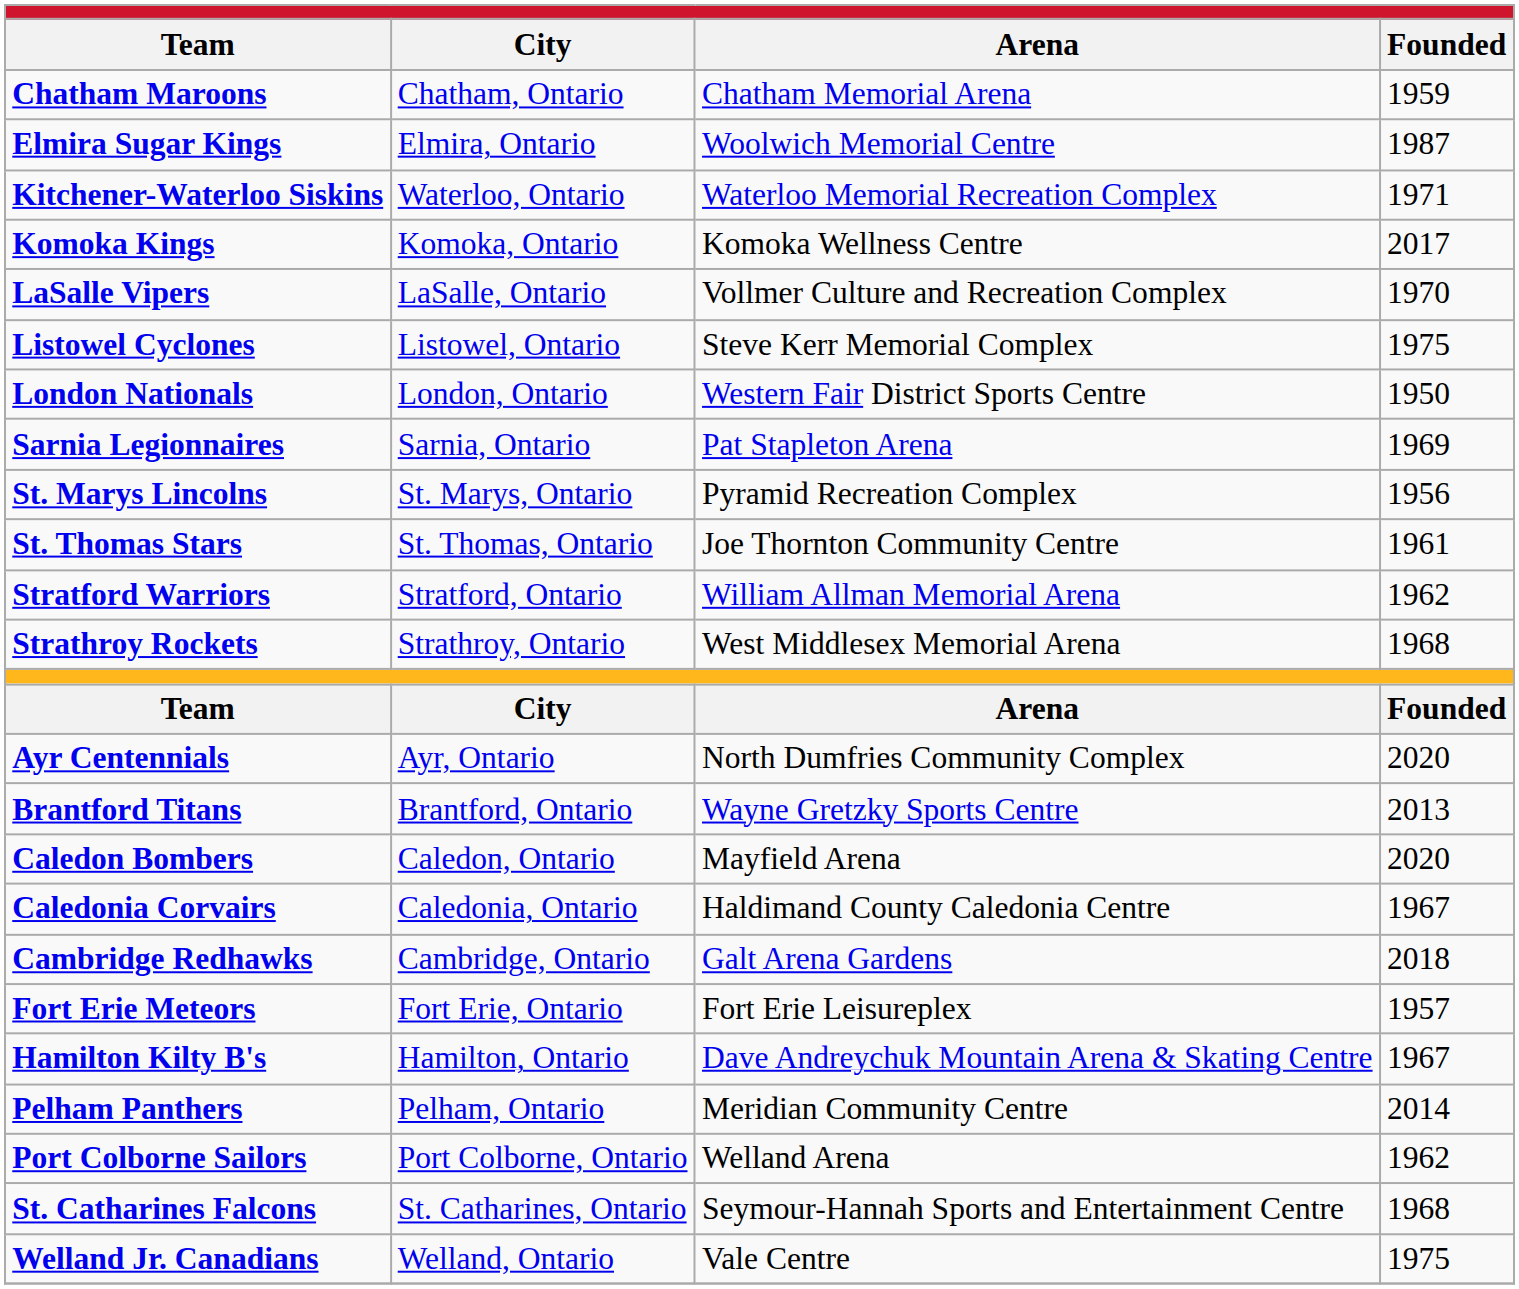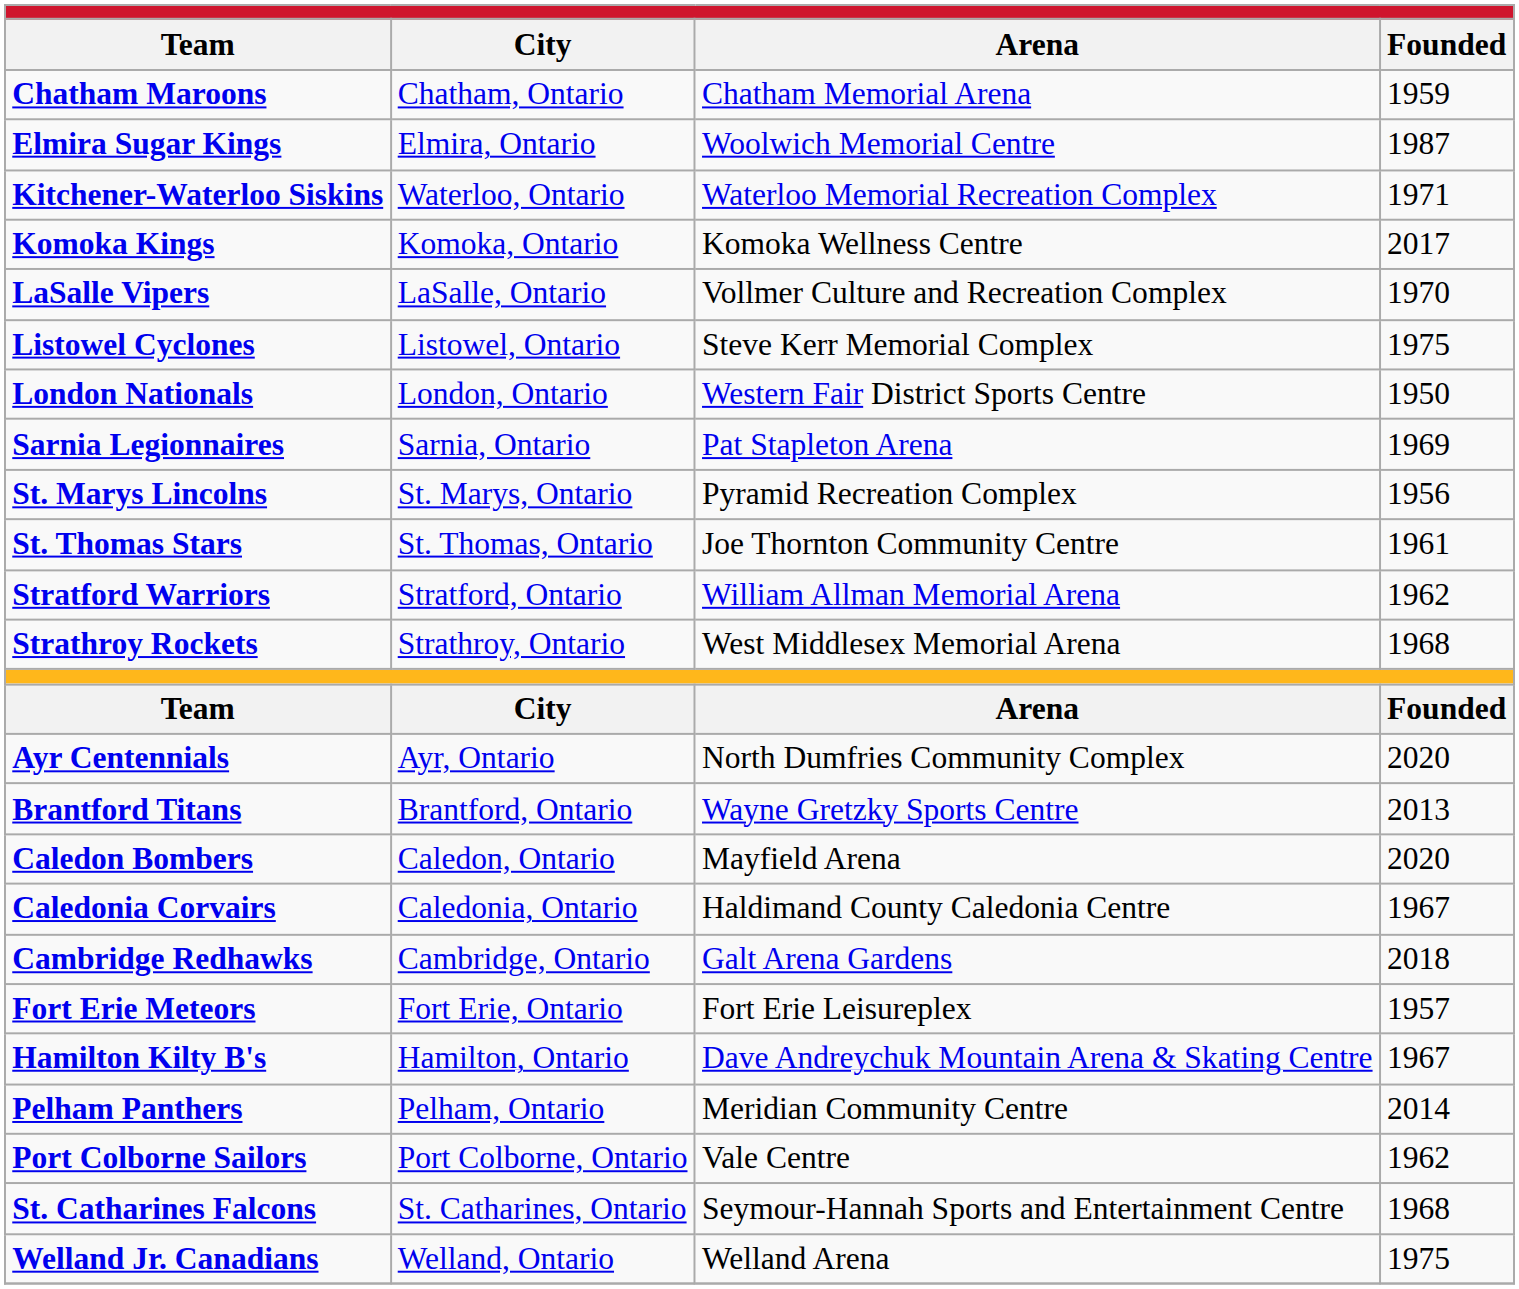(796, 1158) Welland Arena -> (776, 1158) Vale Centre
(776, 1258) Vale Centre -> (796, 1258) Welland Arena
